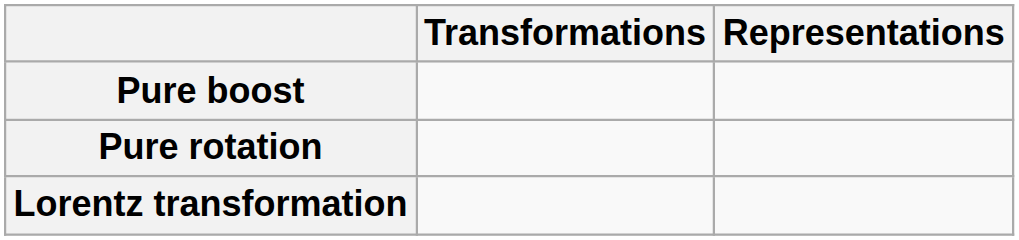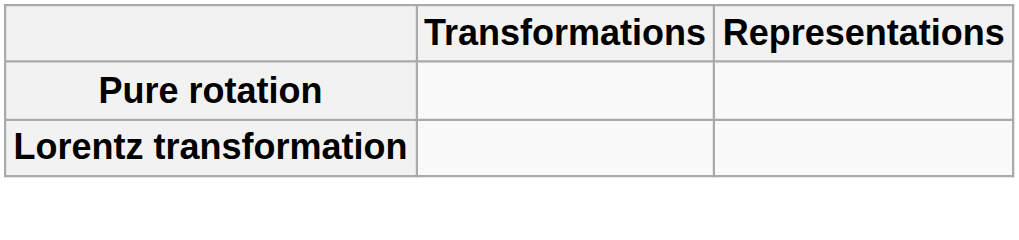- row: (210, 90)
